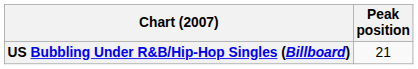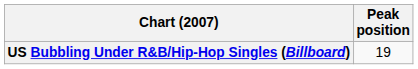(383, 52) 21 -> (383, 52) 19
